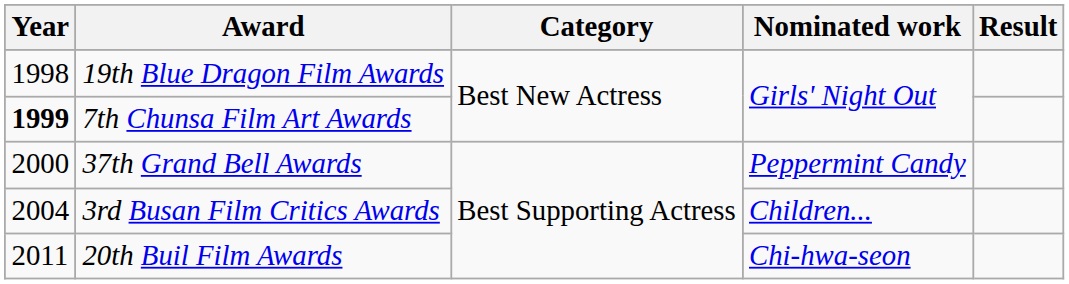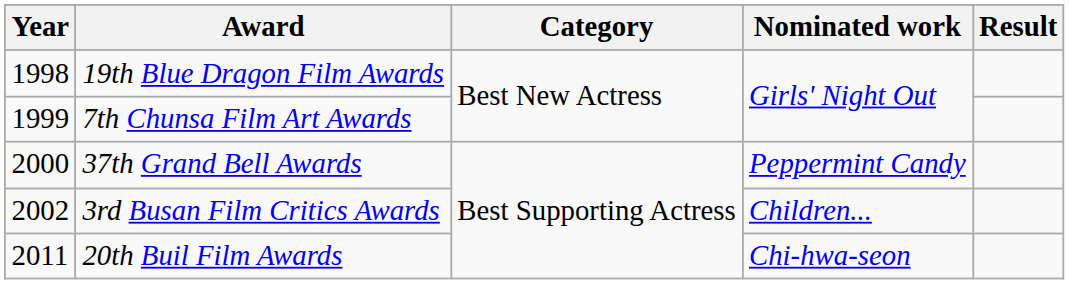(40, 118) bold -> (40, 118) normal
(40, 210) 2004 -> (40, 210) 2002
